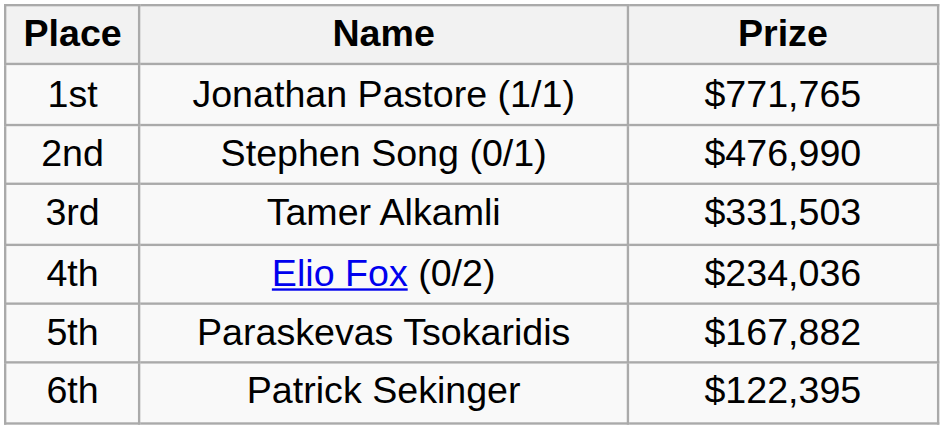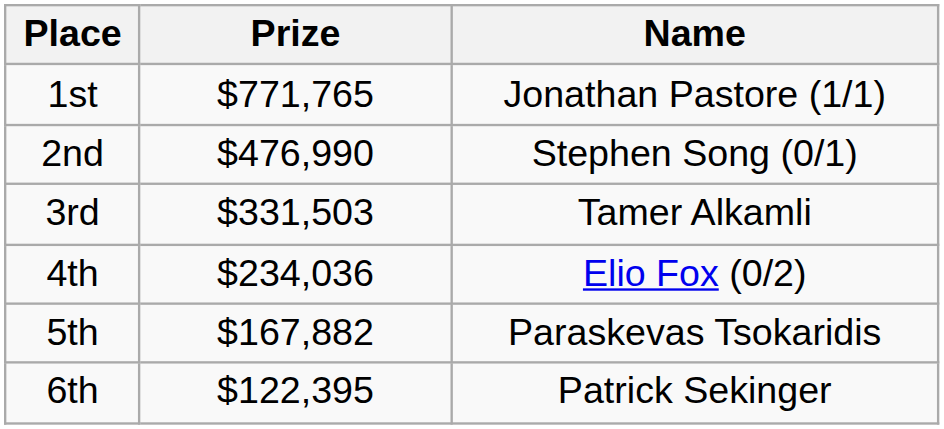columns swapped: (384, 34) <-> (783, 34)
